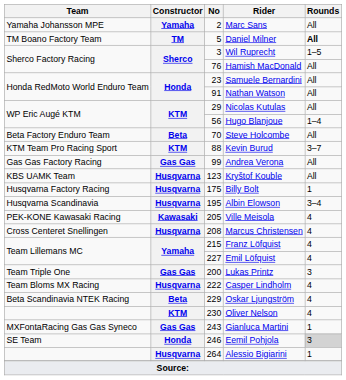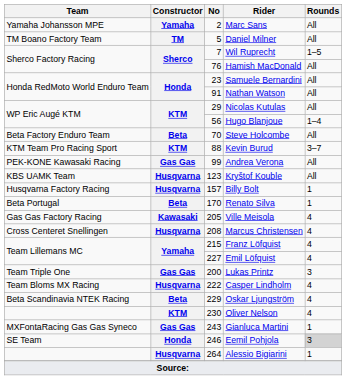(312, 38) bold -> (312, 38) normal
(219, 52) 3 -> (219, 52) 7
(54, 162) Gas Gas Factory Racing -> (63, 162) PEK-KONE Kawasaki Racing
(214, 189) 175 -> (214, 189) 157
+ row: (250, 203)
- row: (253, 203)
(63, 217) PEK-KONE Kawasaki Racing -> (54, 217) Gas Gas Factory Racing
